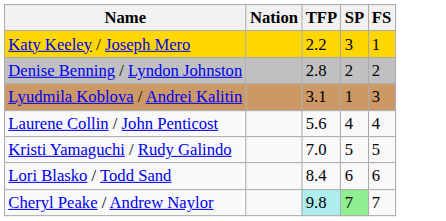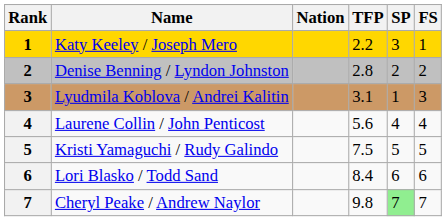+ column: (28, 17)
(316, 149) 7.0 -> (363, 149) 7.5
(316, 202) paleturquoise background -> (363, 202) no background
